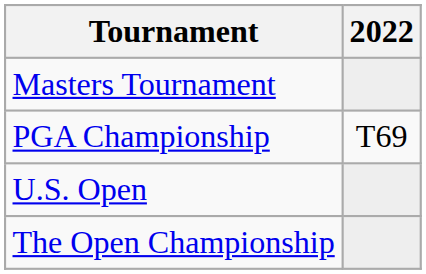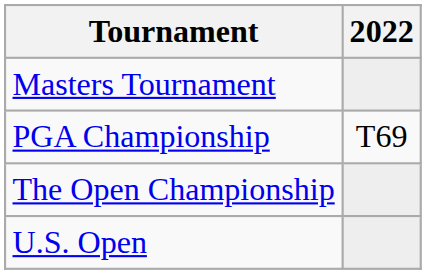rows swapped: (80, 189) <-> (174, 242)
